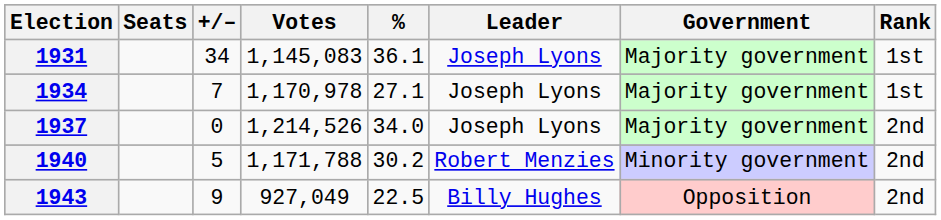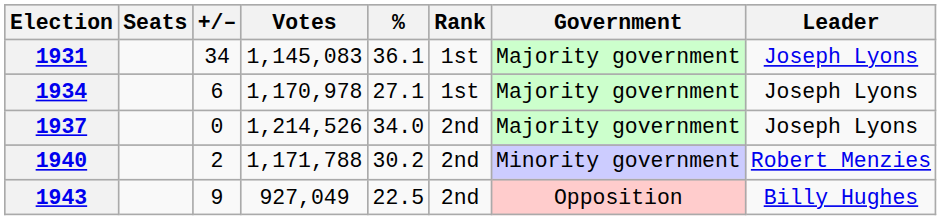columns swapped: (905, 22) <-> (524, 22)
(217, 92) 7 -> (217, 92) 6
(217, 162) 5 -> (217, 162) 2
